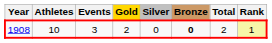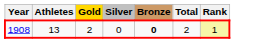- column: (94, 12)
(54, 29) 10 -> (54, 29) 13
